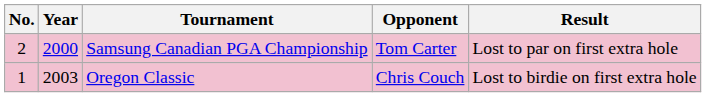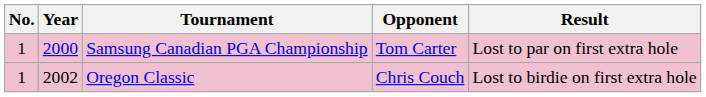(22, 48) 2 -> (22, 48) 1
(60, 77) 2003 -> (60, 77) 2002
